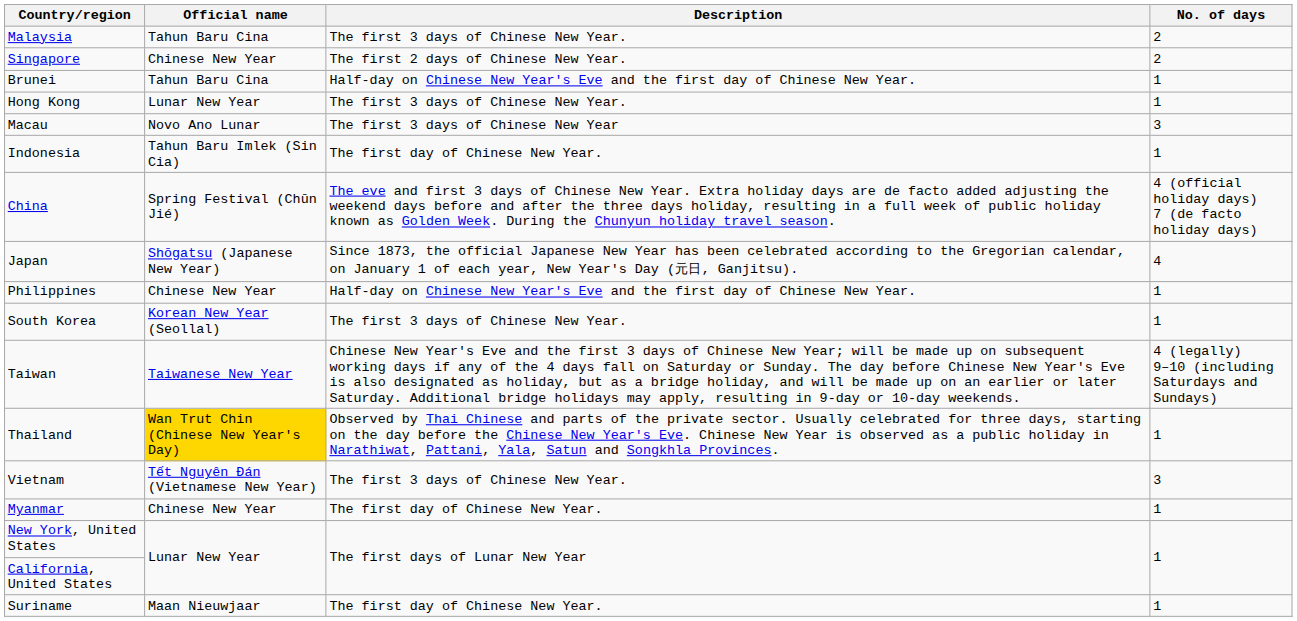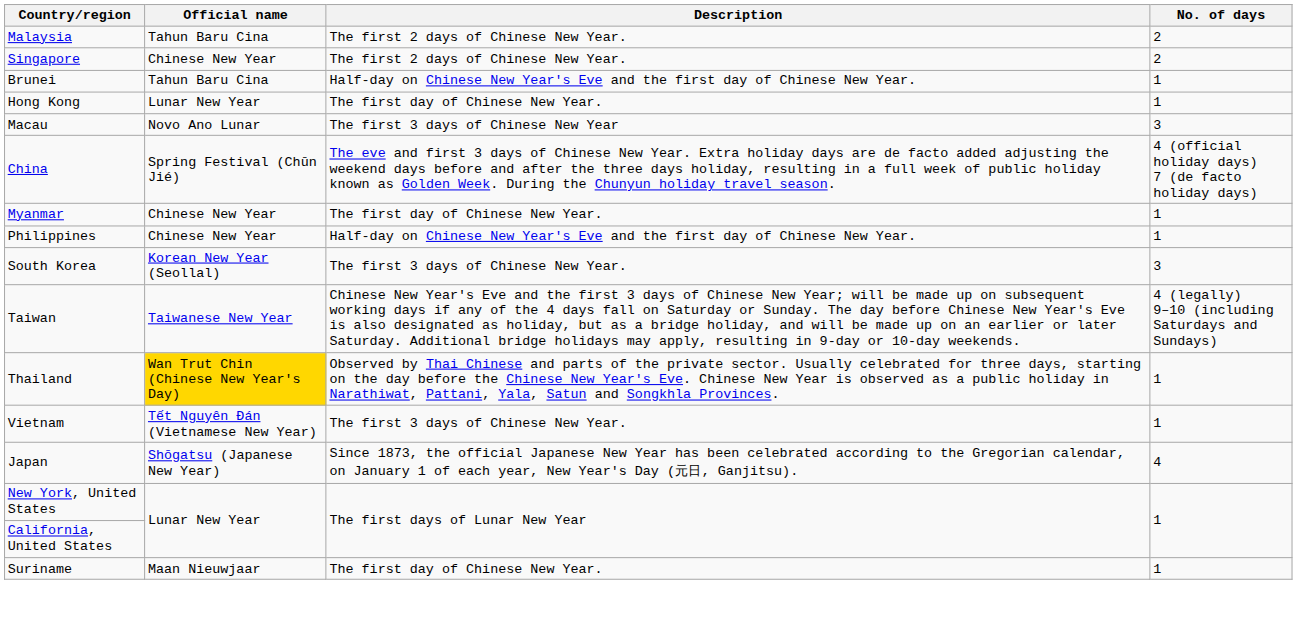(478, 37) The first 3 days of Chinese New Year. -> (478, 37) The first 2 days of Chinese New Year.
(478, 103) The first 3 days of Chinese New Year. -> (466, 103) The first day of Chinese New Year.
- row: (44, 154)
rows swapped: (36, 509) <-> (28, 261)
(1157, 322) 1 -> (1157, 266) 3
(1157, 480) 3 -> (1157, 424) 1
